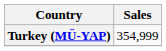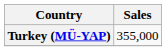(138, 35) 354,999 -> (138, 35) 355,000
